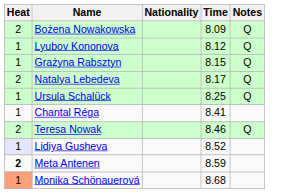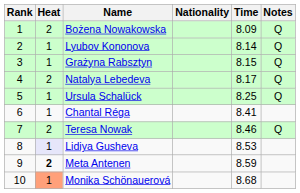+ column: (20, 12)
(216, 46) 8.12 -> (246, 46) 8.14
(216, 146) 8.52 -> (246, 146) 8.53
